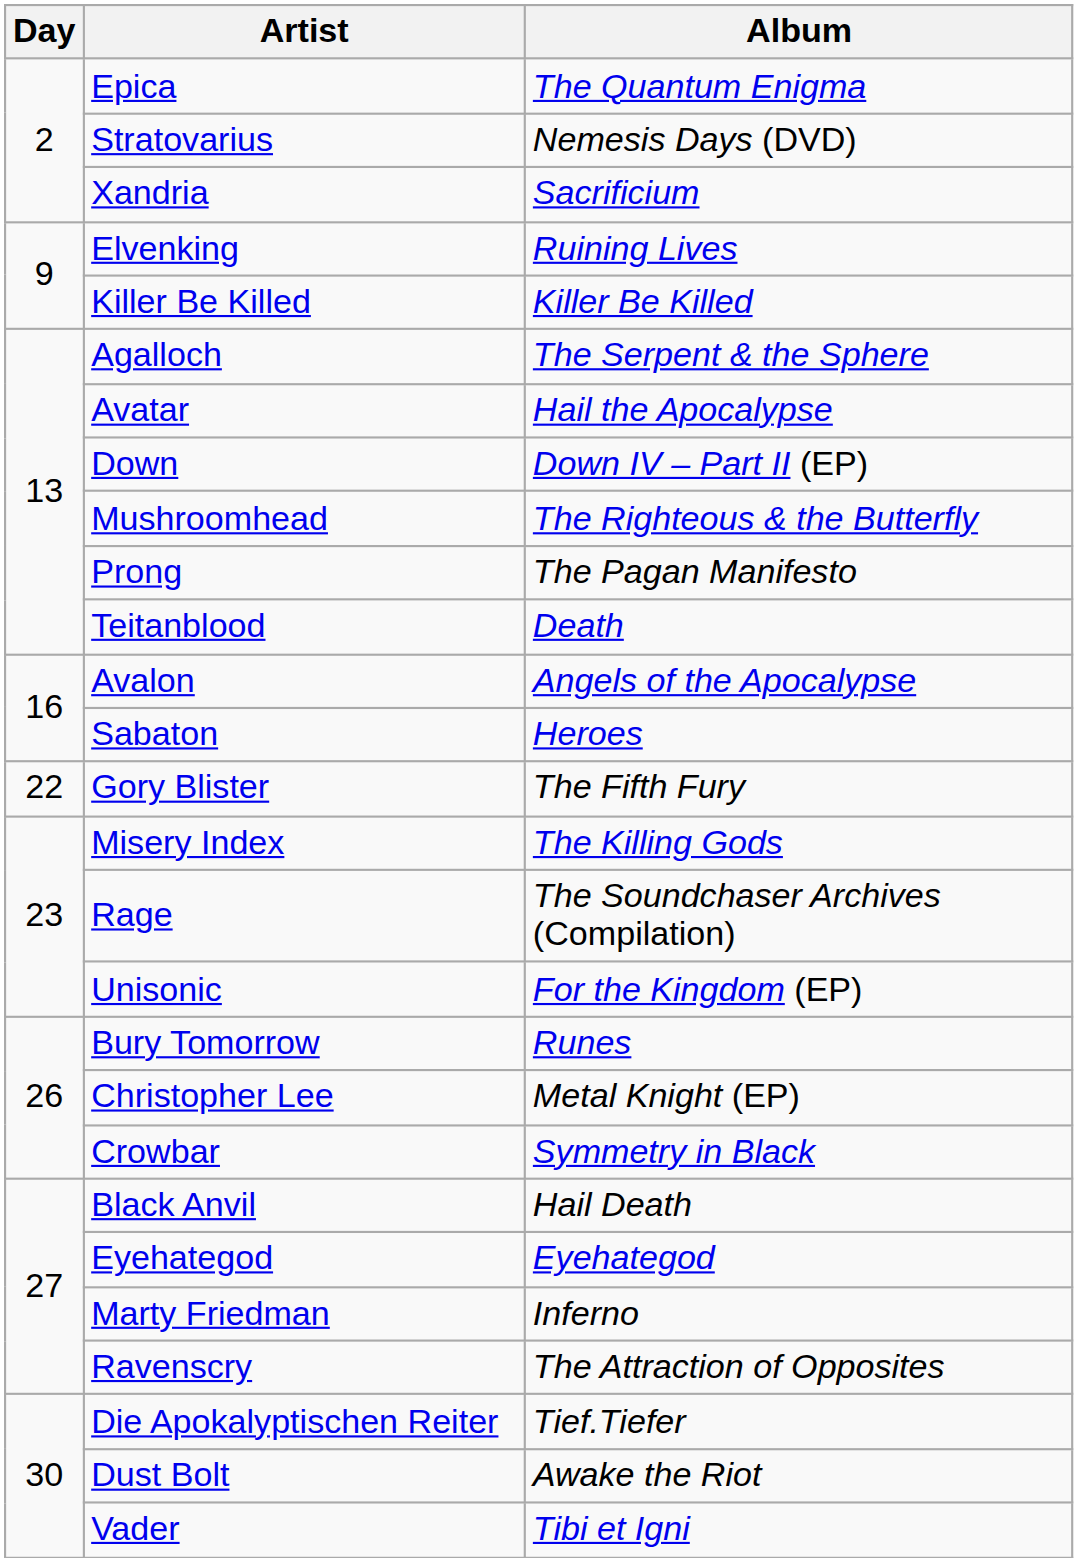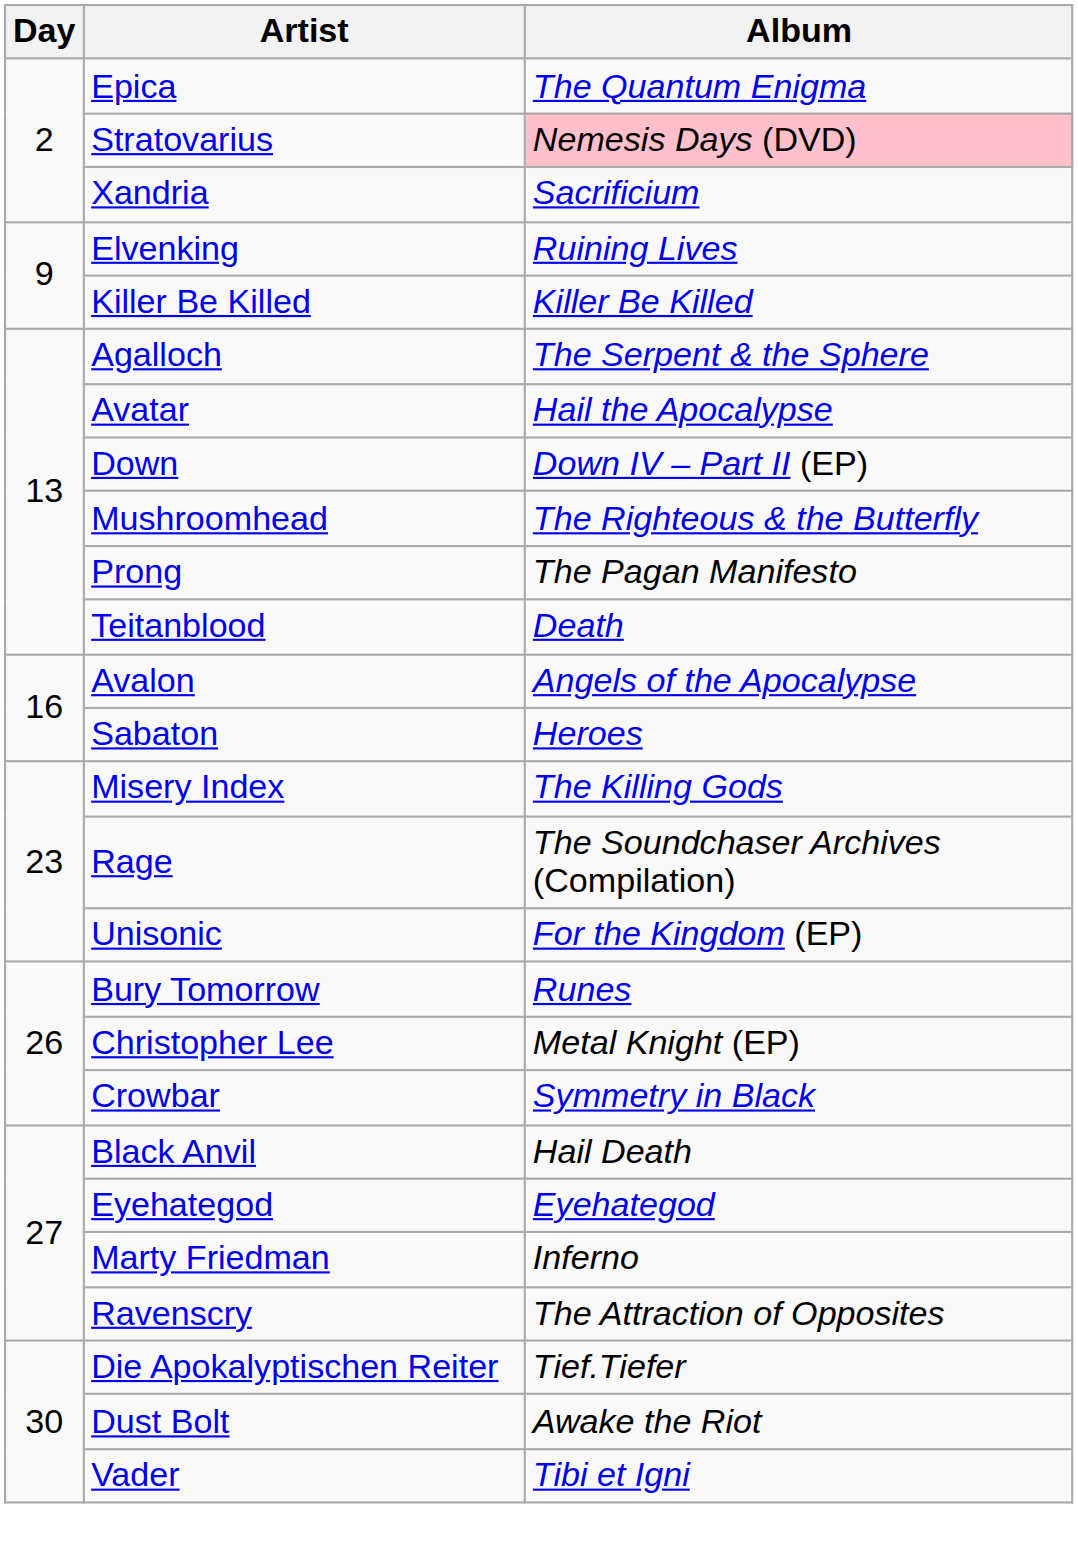(695, 139) no background -> (695, 139) pink background
- row: (180, 788)
